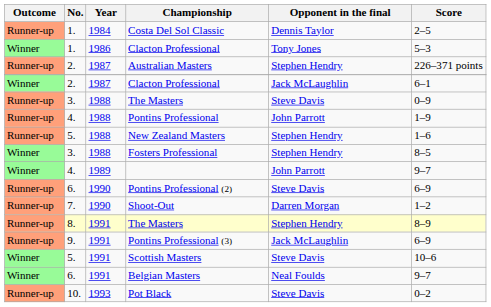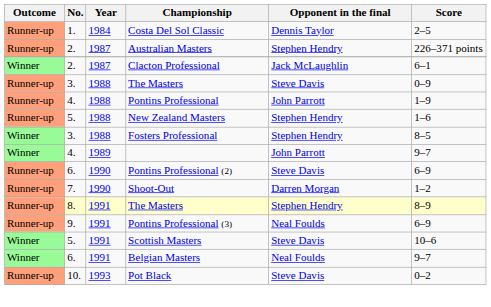- row: (71, 48)
(310, 240) Jack McLaughlin -> (298, 223) Neal Foulds
